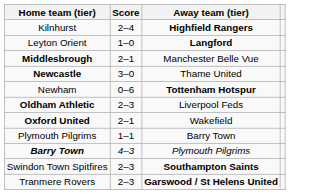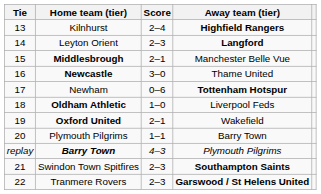+ column: (20, 12)
(126, 43) 1–0 -> (157, 43) 2–3
(126, 104) 2–3 -> (157, 104) 1–0
